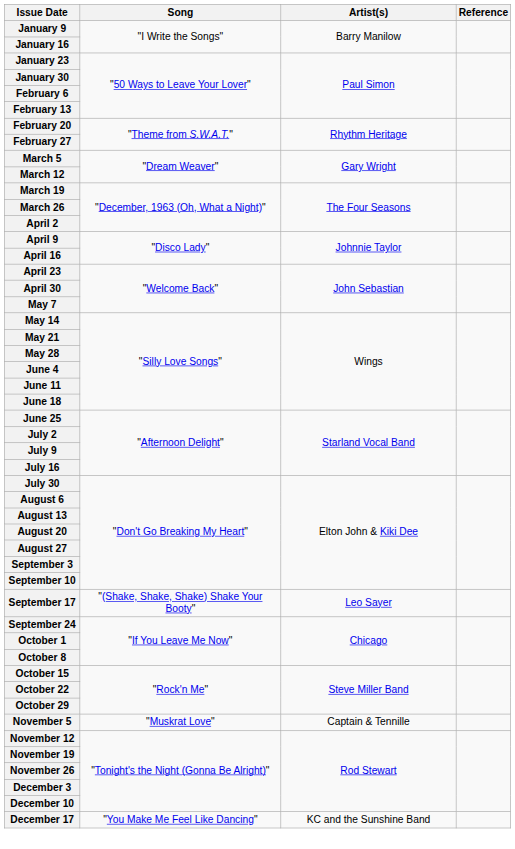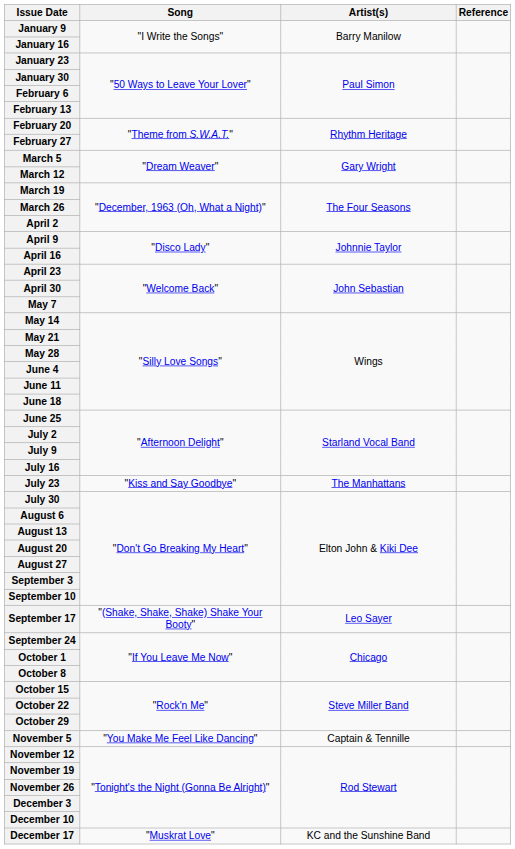+ row: (42, 483)
(180, 722) "Muskrat Love" -> (180, 738) "You Make Me Feel Like Dancing"
(180, 819) "You Make Me Feel Like Dancing" -> (180, 836) "Muskrat Love"
